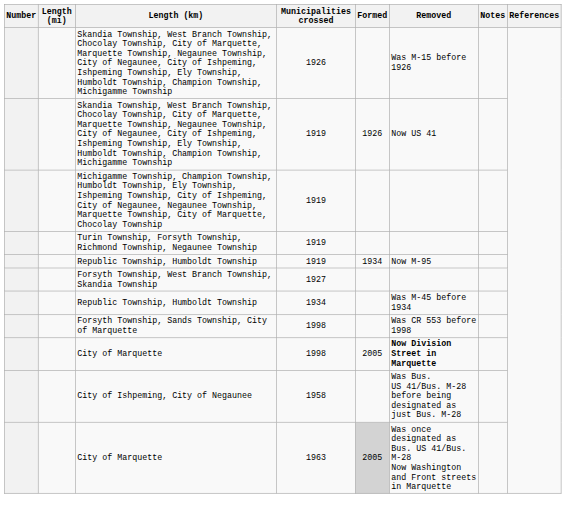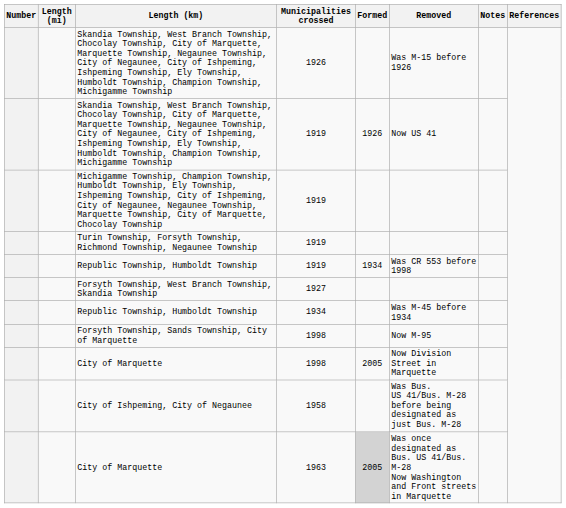(411, 261) Now M-95 -> (434, 266) Was CR 553 before 1998
(434, 326) Was CR 553 before 1998 -> (411, 336) Now M-95
(421, 354) bold -> (421, 364) normal
